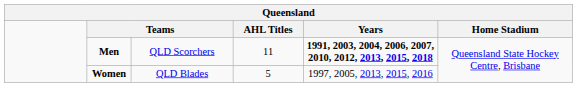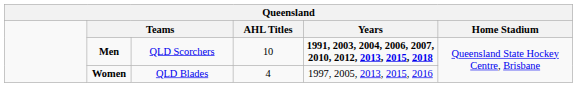(268, 51) 11 -> (268, 51) 10
(268, 73) 5 -> (268, 73) 4
